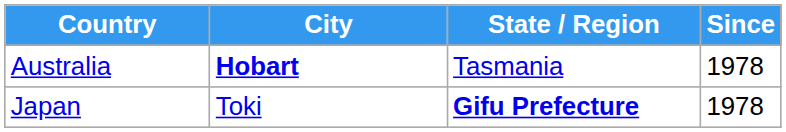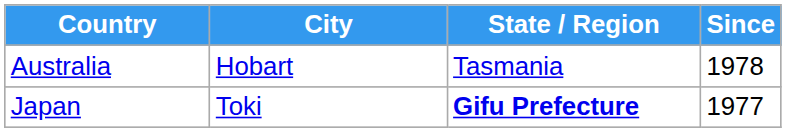(257, 65) bold -> (254, 65) normal
(735, 106) 1978 -> (735, 106) 1977
